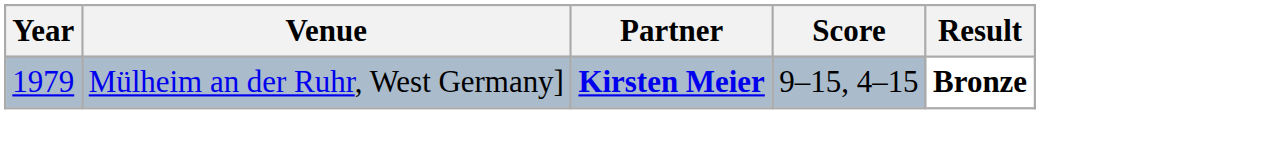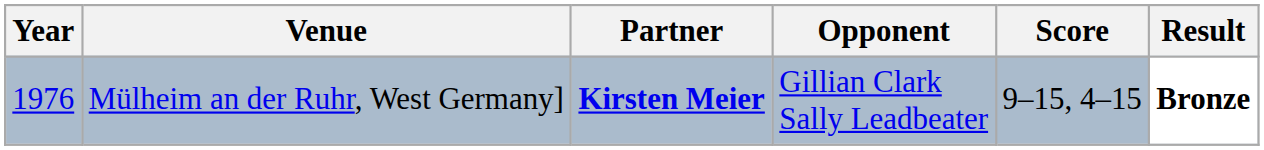+ column: (884, 30)
(43, 81) 1979 -> (43, 99) 1976
